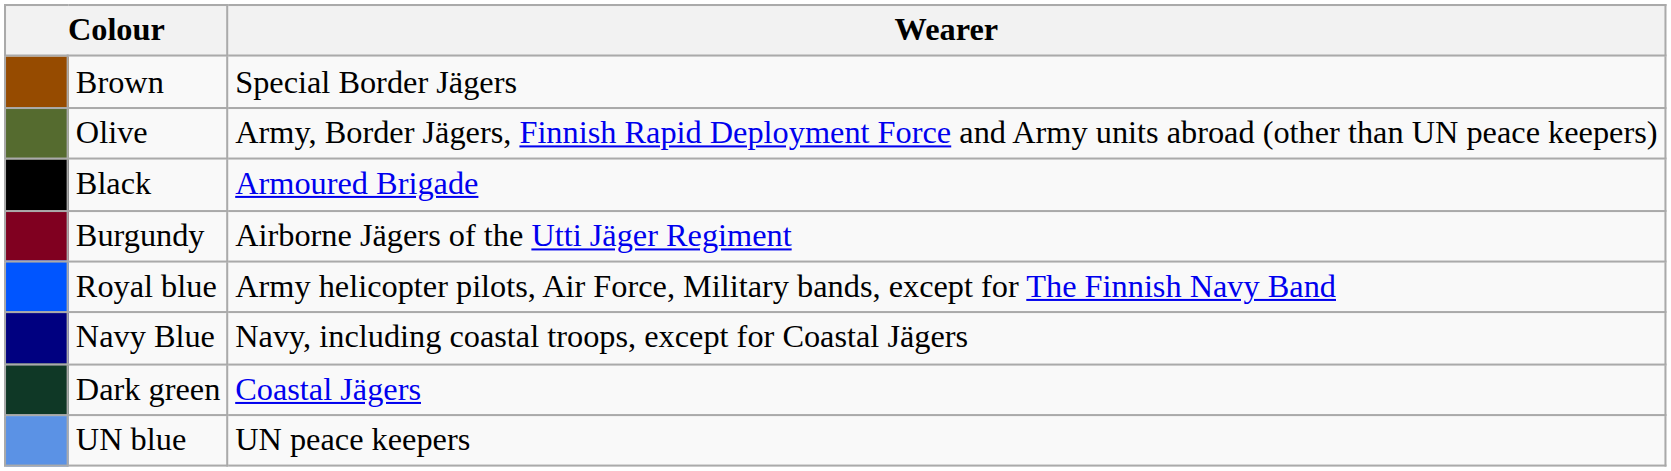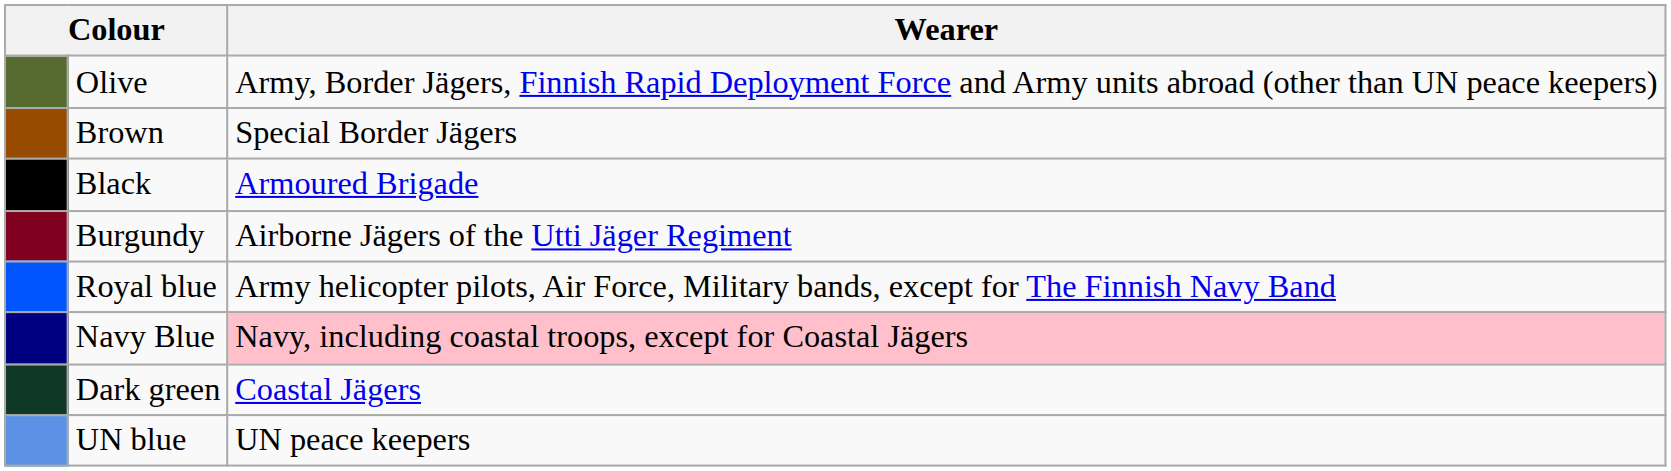rows swapped: (120, 81) <-> (112, 132)
(602, 337) no background -> (602, 337) pink background
